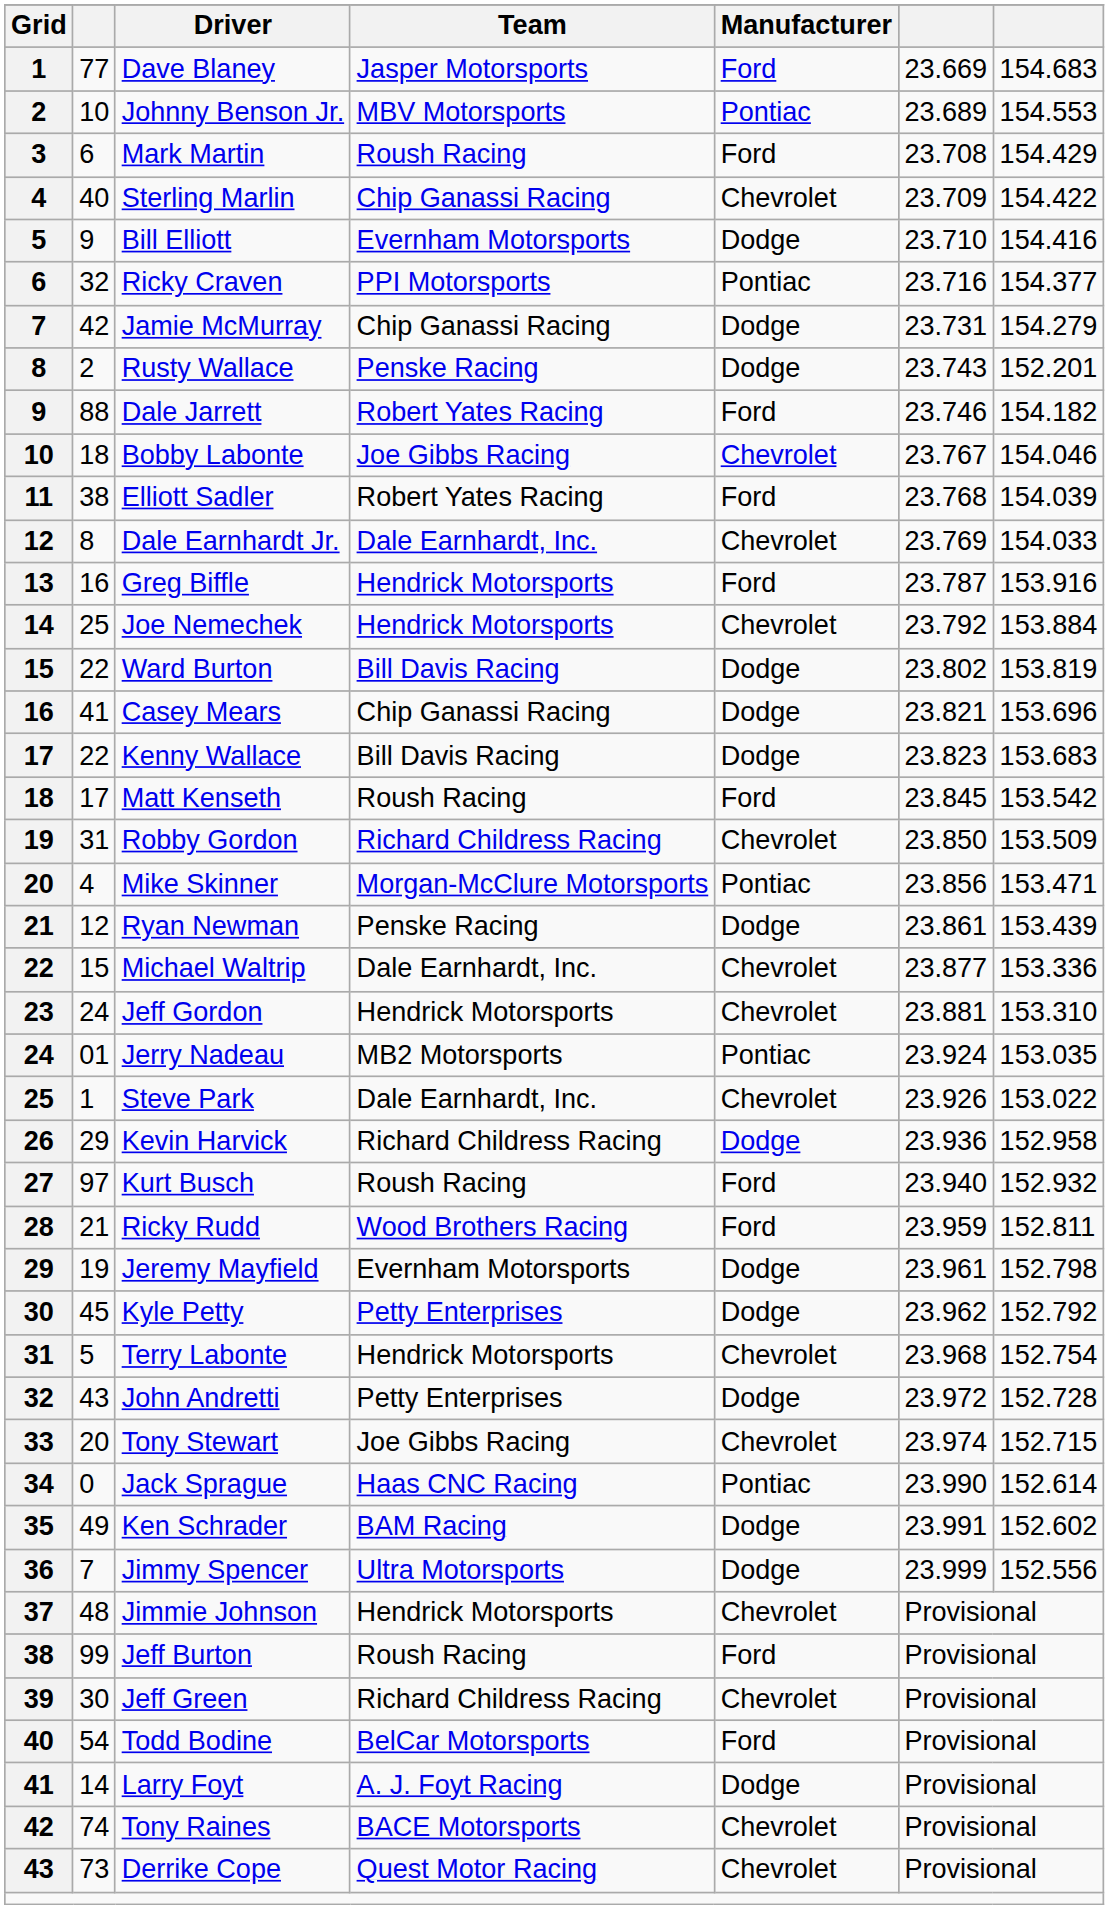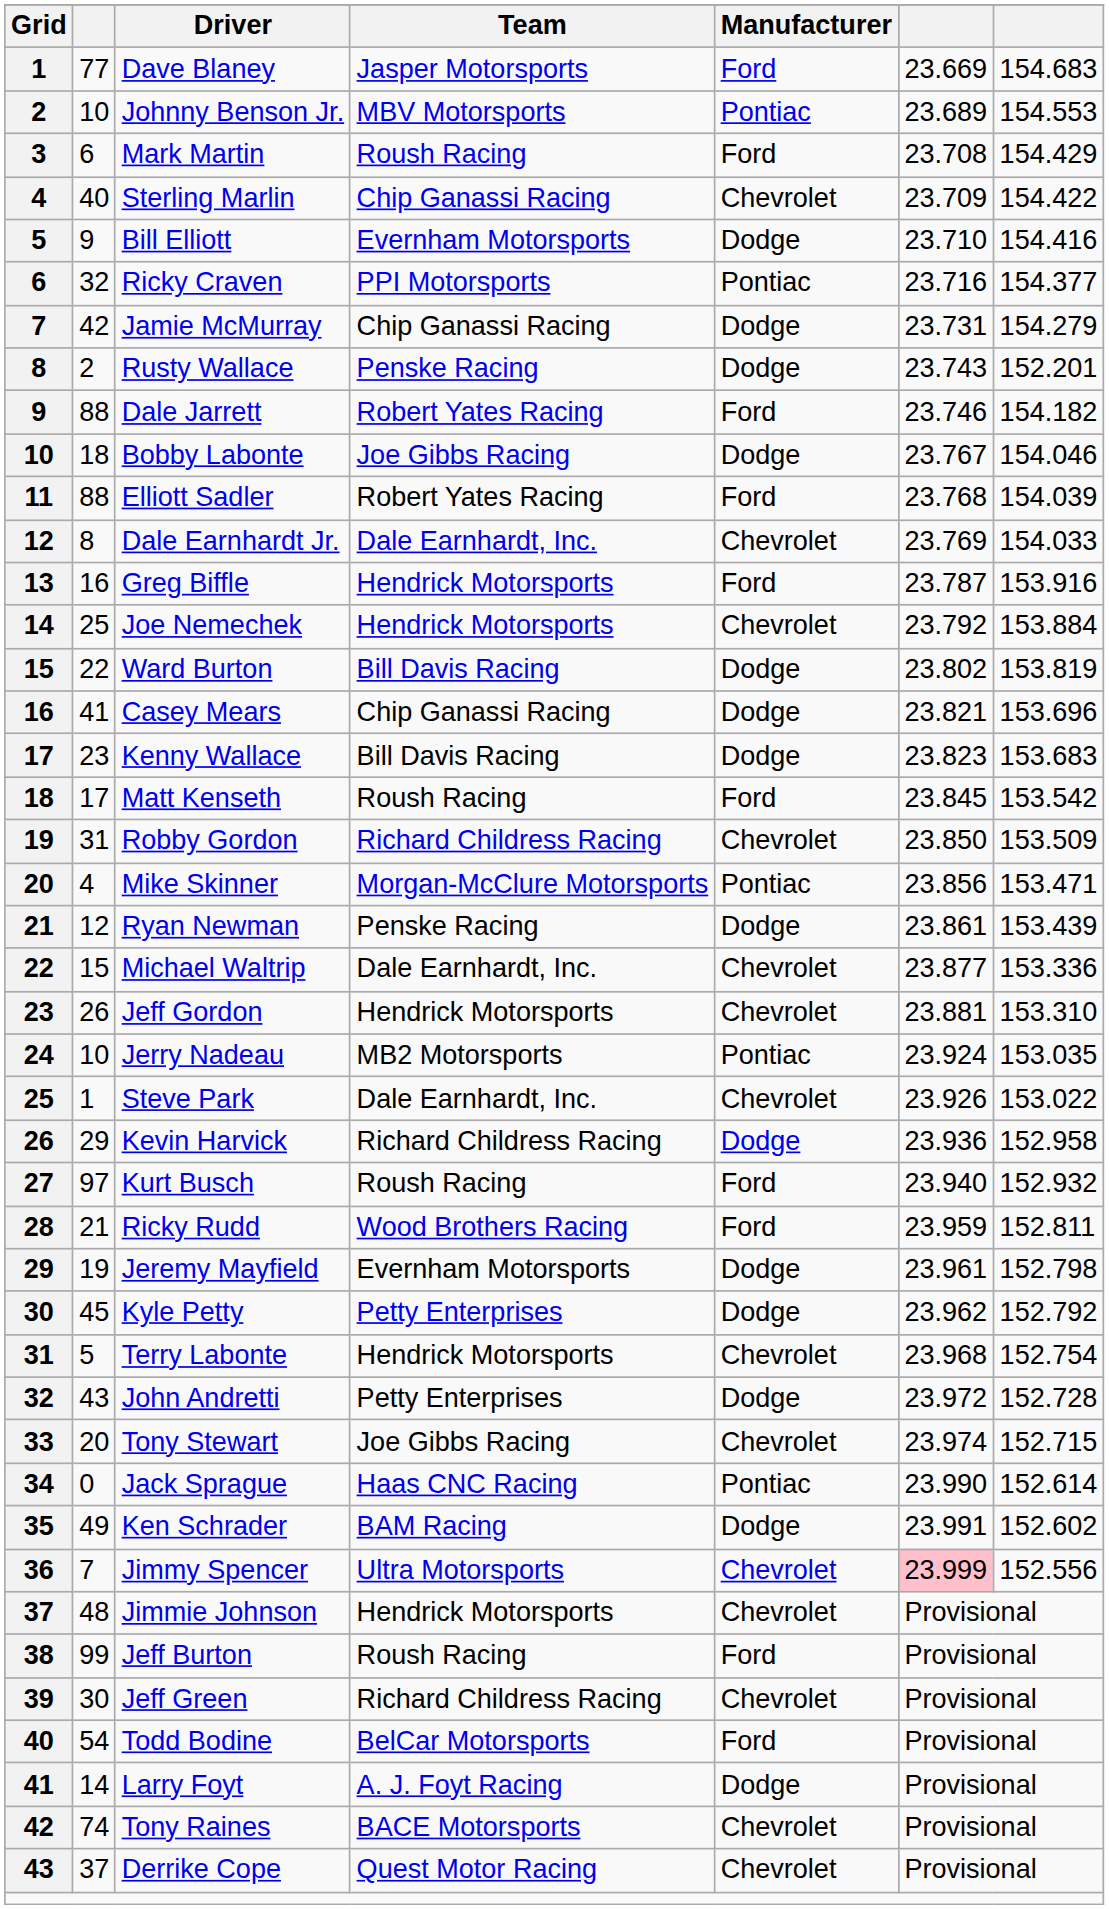(779, 454) Chevrolet -> (761, 454) Dodge
(94, 497) 38 -> (94, 497) 88
(94, 754) 22 -> (94, 754) 23
(94, 1012) 24 -> (94, 1012) 26
(94, 1055) 01 -> (94, 1055) 10
(761, 1569) Dodge -> (779, 1569) Chevrolet
(946, 1569) no background -> (946, 1569) pink background
(94, 1869) 73 -> (94, 1869) 37
